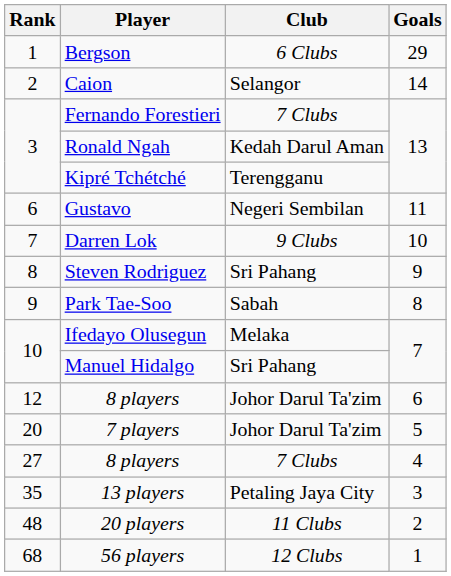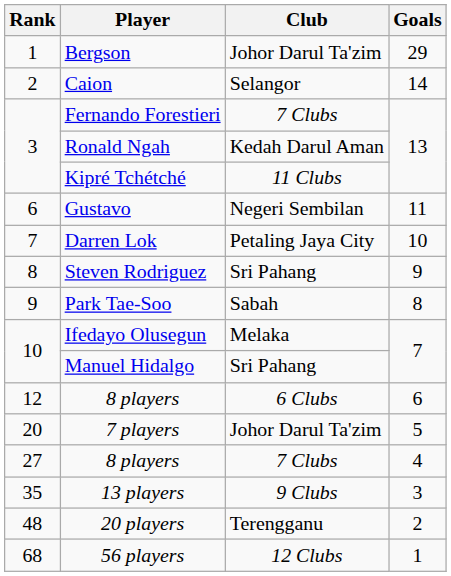(307, 51) 6 Clubs -> (306, 51) Johor Darul Ta'zim
(276, 177) Terengganu -> (307, 177) 11 Clubs
(307, 240) 9 Clubs -> (302, 240) Petaling Jaya City
(306, 397) Johor Darul Ta'zim -> (307, 397) 6 Clubs
(302, 492) Petaling Jaya City -> (307, 492) 9 Clubs
(307, 523) 11 Clubs -> (276, 523) Terengganu
